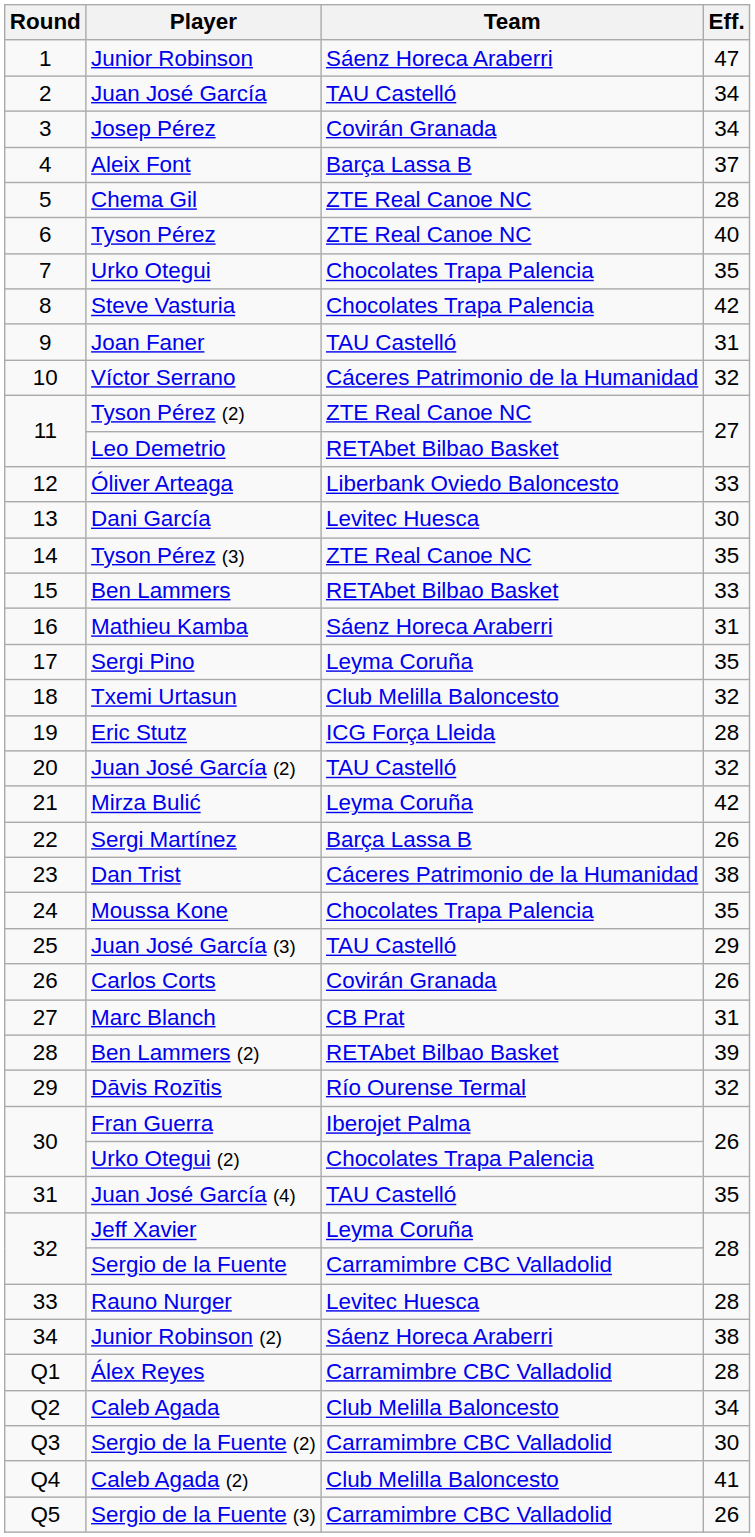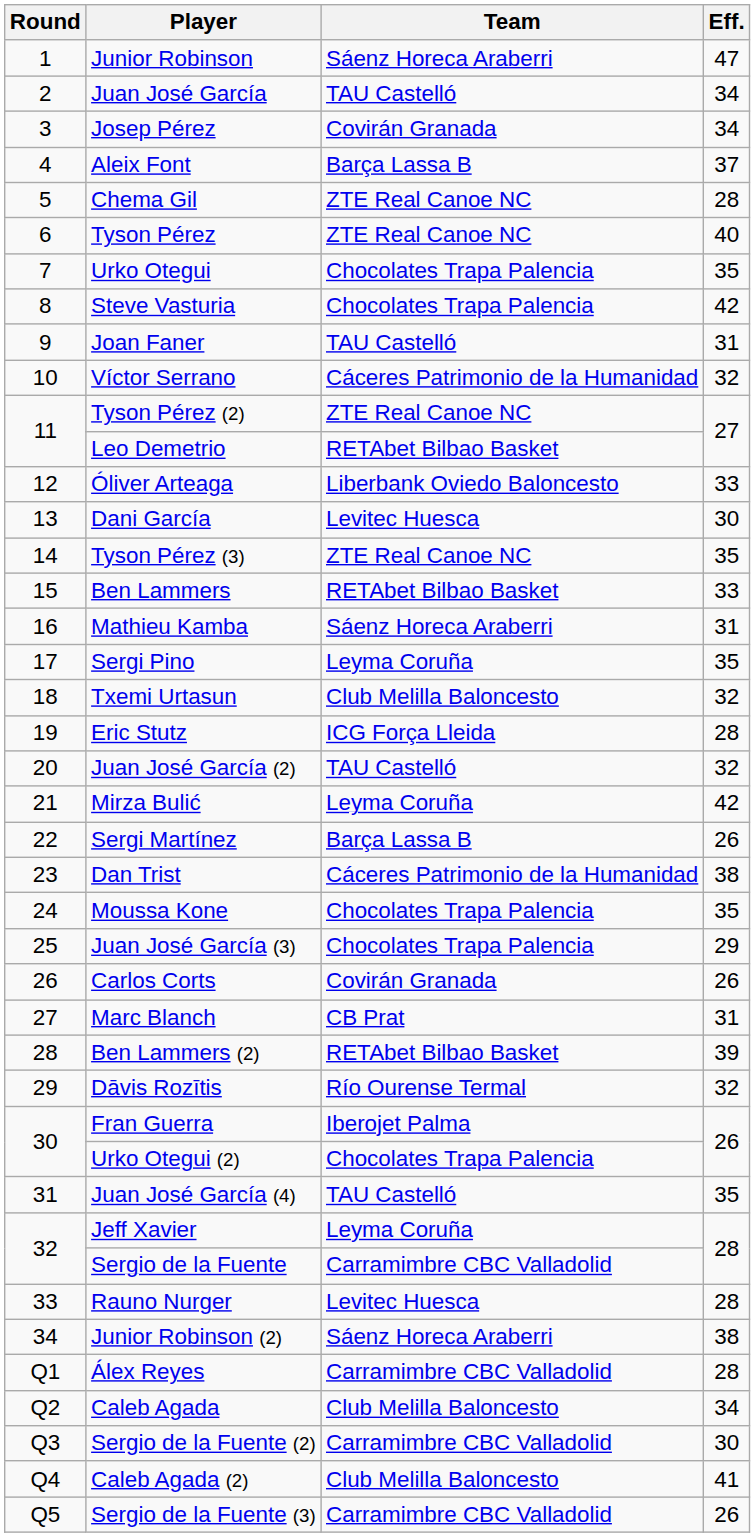(391, 945) TAU Castelló -> (460, 945) Chocolates Trapa Palencia
